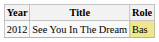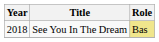(17, 29) 2012 -> (17, 29) 2018
